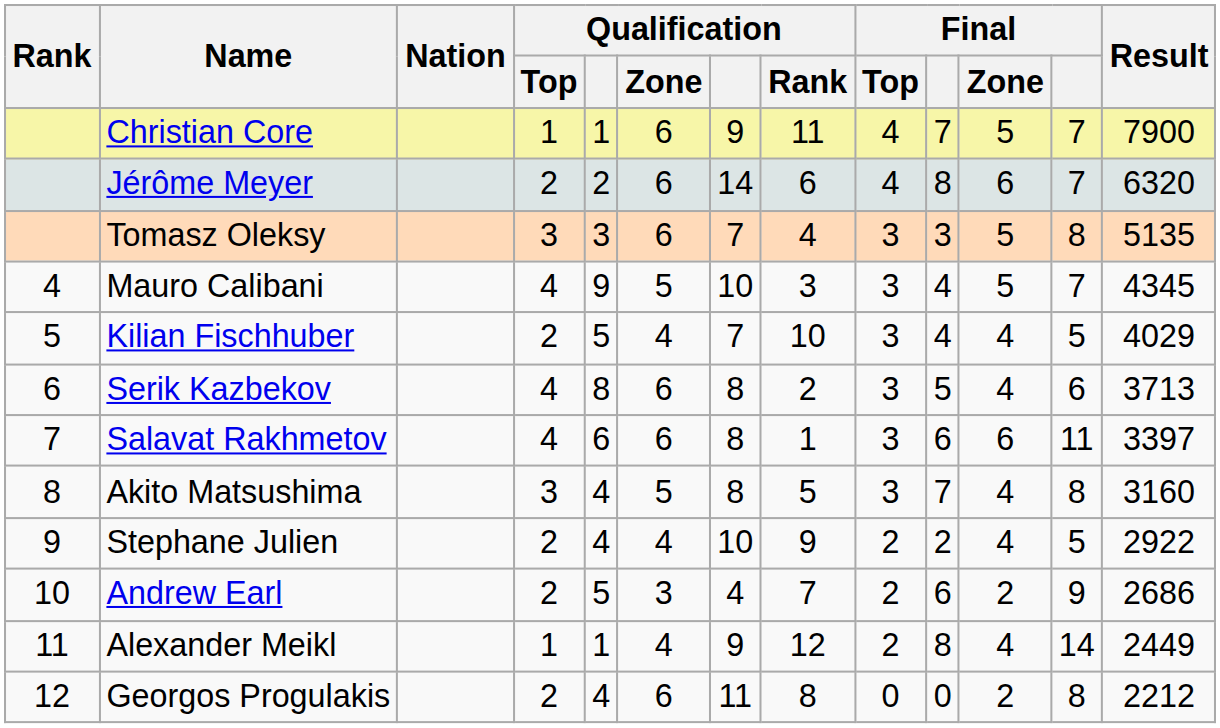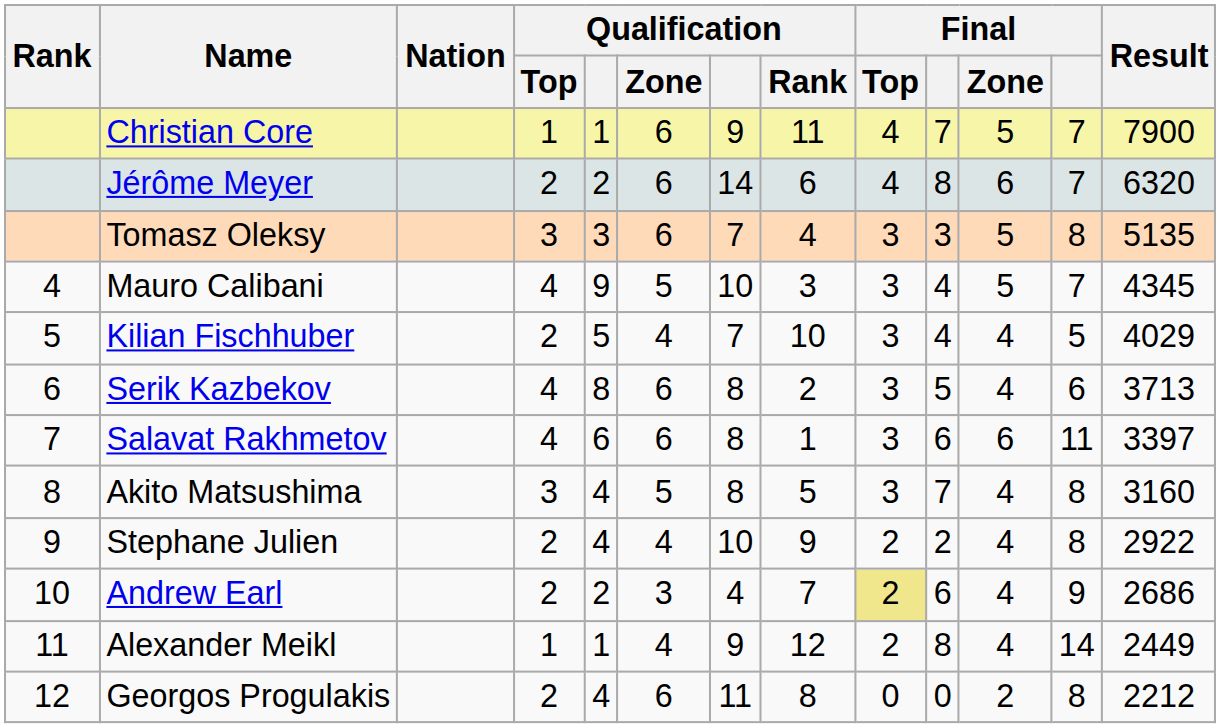(1077, 542) 5 -> (1077, 542) 8
(601, 593) 5 -> (601, 593) 2
(890, 593) no background -> (890, 593) khaki background
(1005, 593) 2 -> (1005, 593) 4
